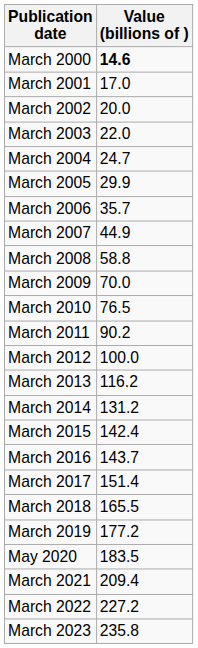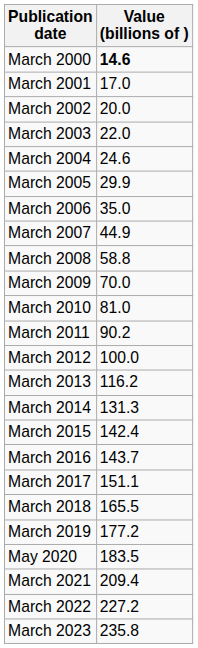(115, 158) 24.7 -> (115, 158) 24.6
(115, 208) 35.7 -> (115, 208) 35.0
(115, 308) 76.5 -> (115, 308) 81.0
(119, 407) 131.2 -> (119, 407) 131.3
(119, 482) 151.4 -> (119, 482) 151.1
